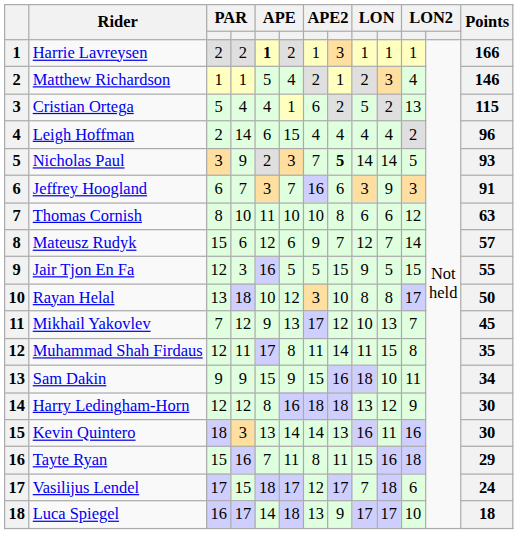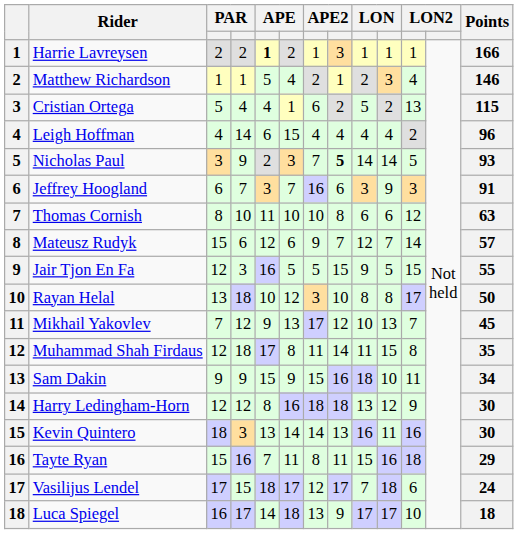(219, 134) 2 -> (219, 134) 4
(243, 351) 11 -> (243, 351) 18
